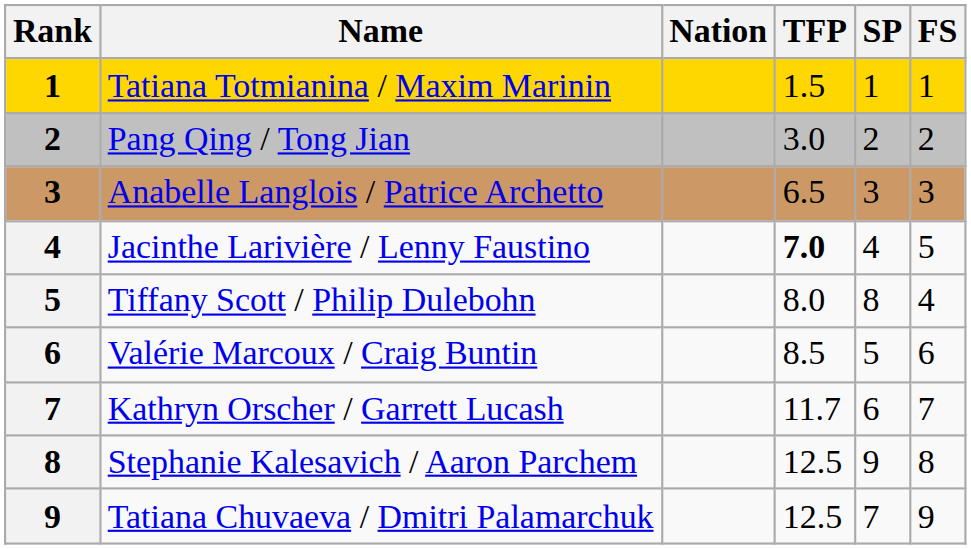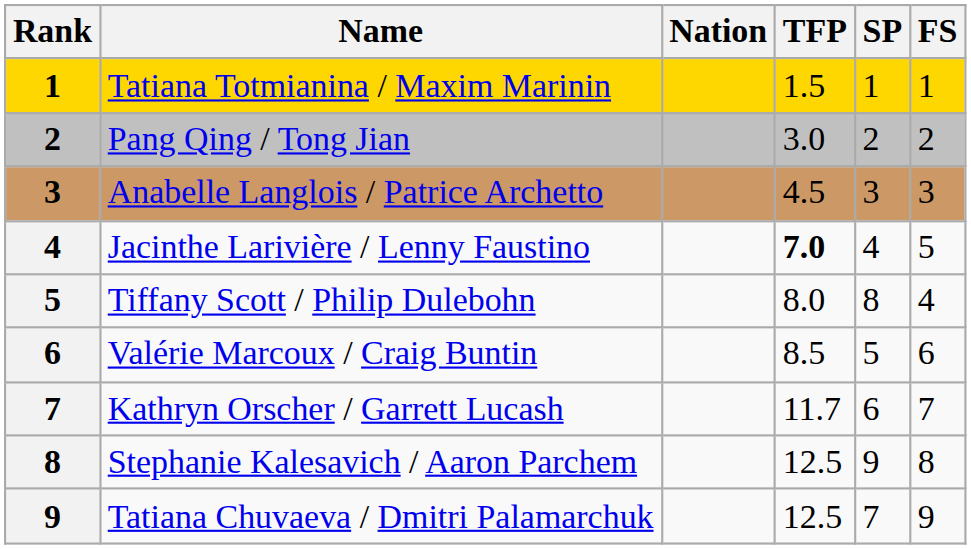(804, 192) 6.5 -> (804, 192) 4.5
